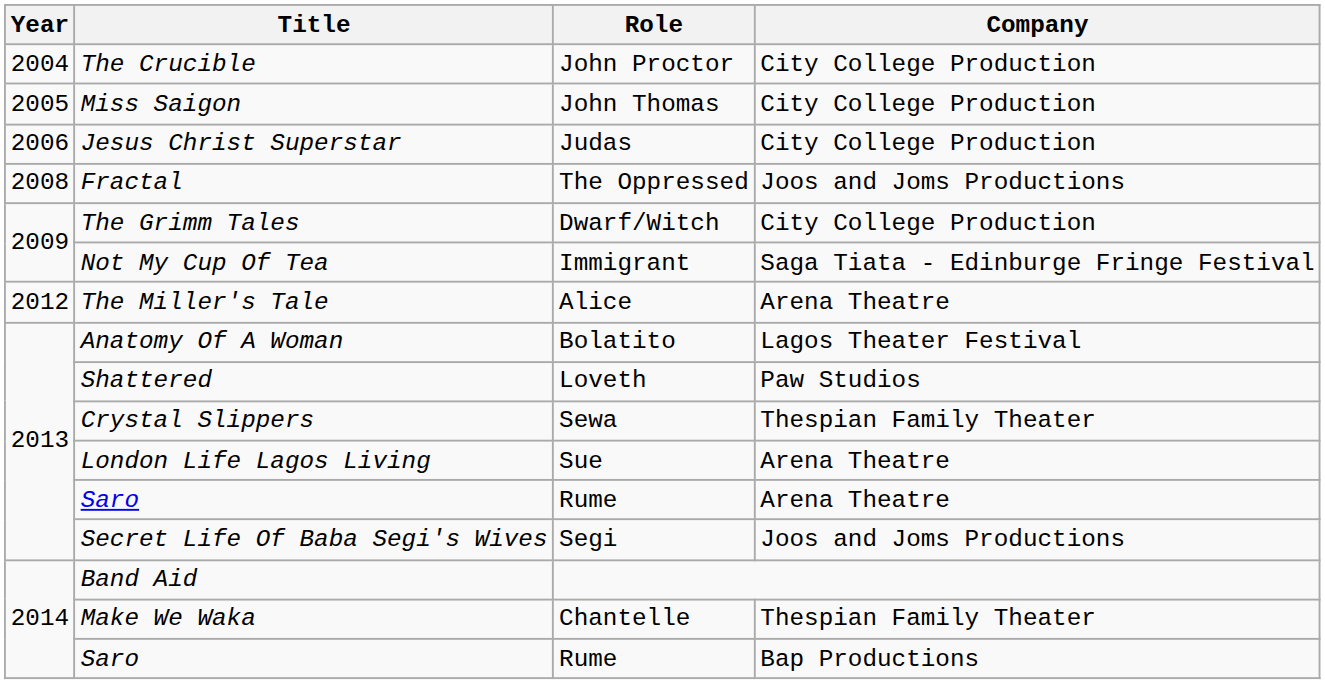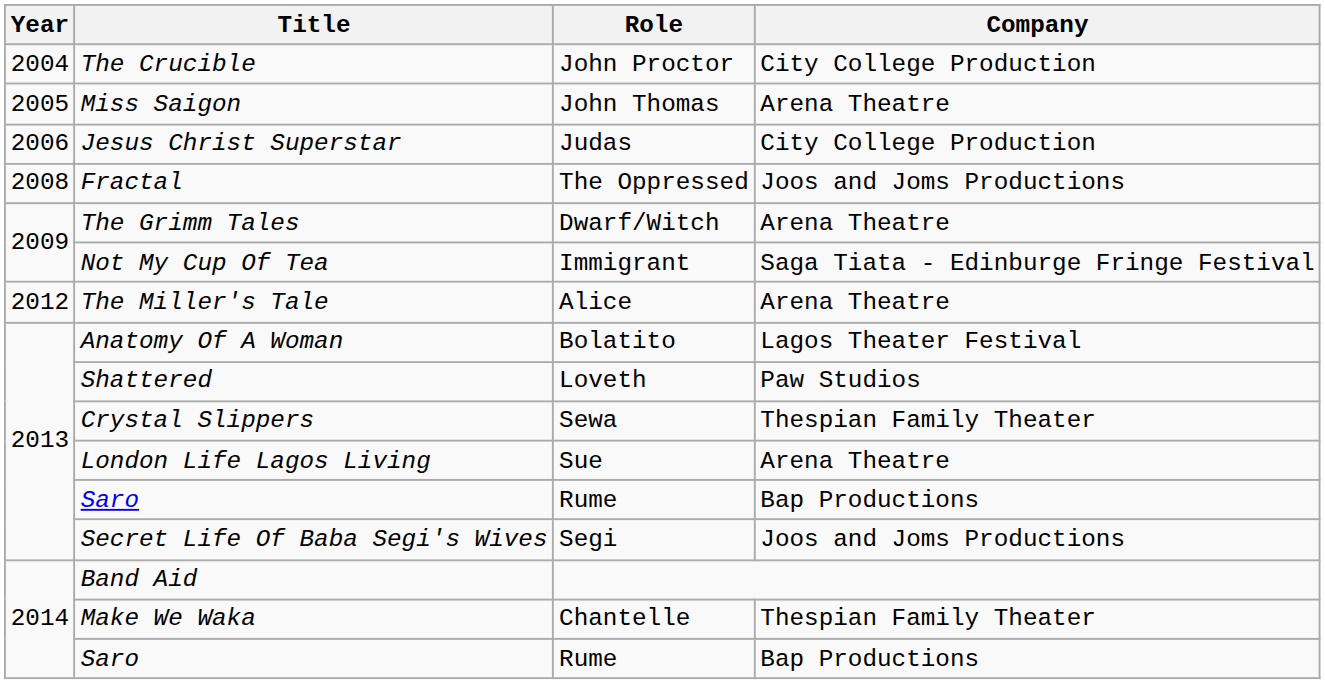(928, 104) City College Production -> (855, 104) Arena Theatre
(928, 223) City College Production -> (855, 223) Arena Theatre
(855, 500) Arena Theatre -> (870, 500) Bap Productions
